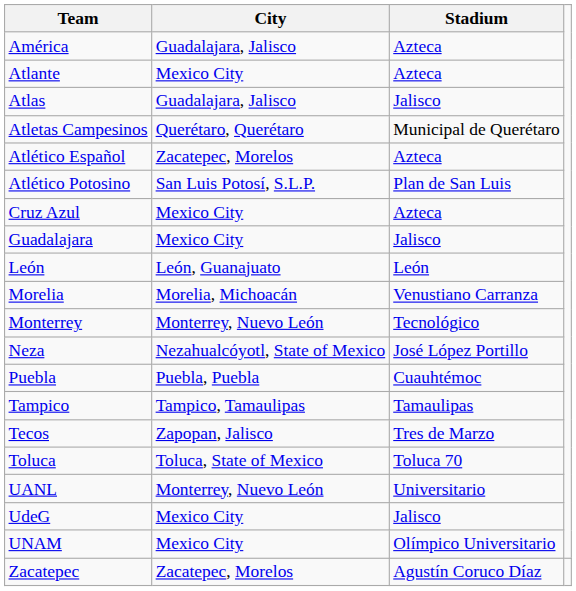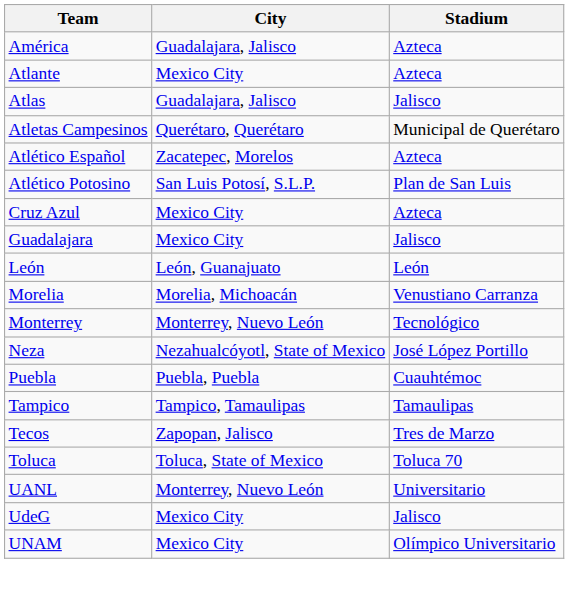- row: (44, 571)
